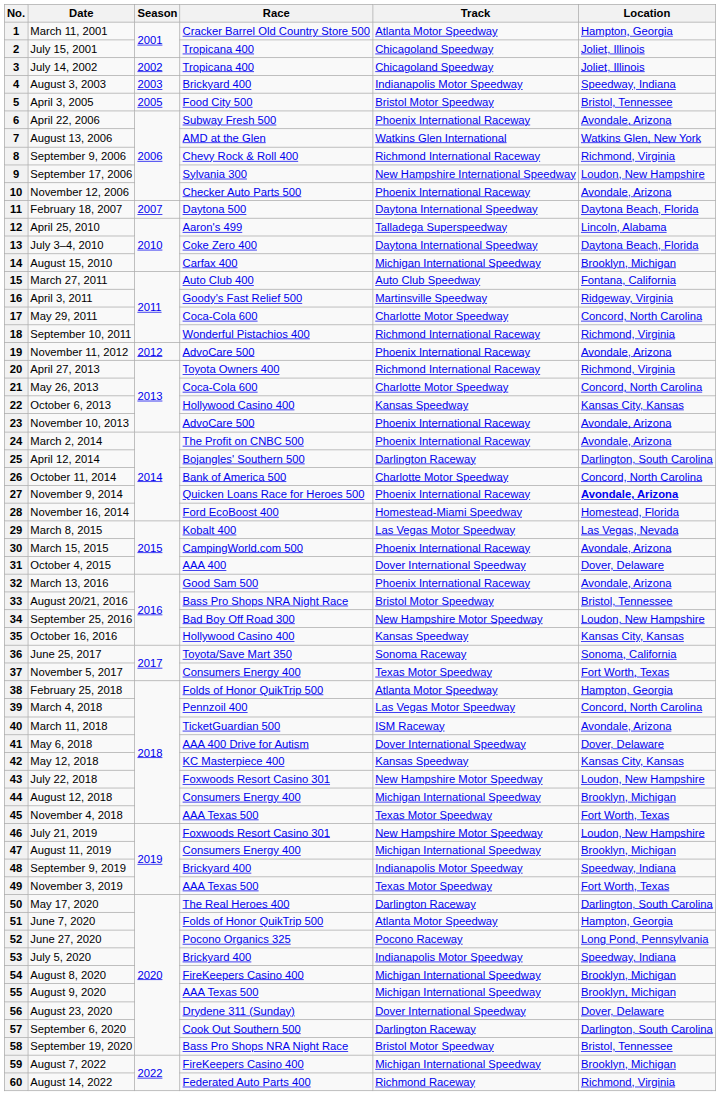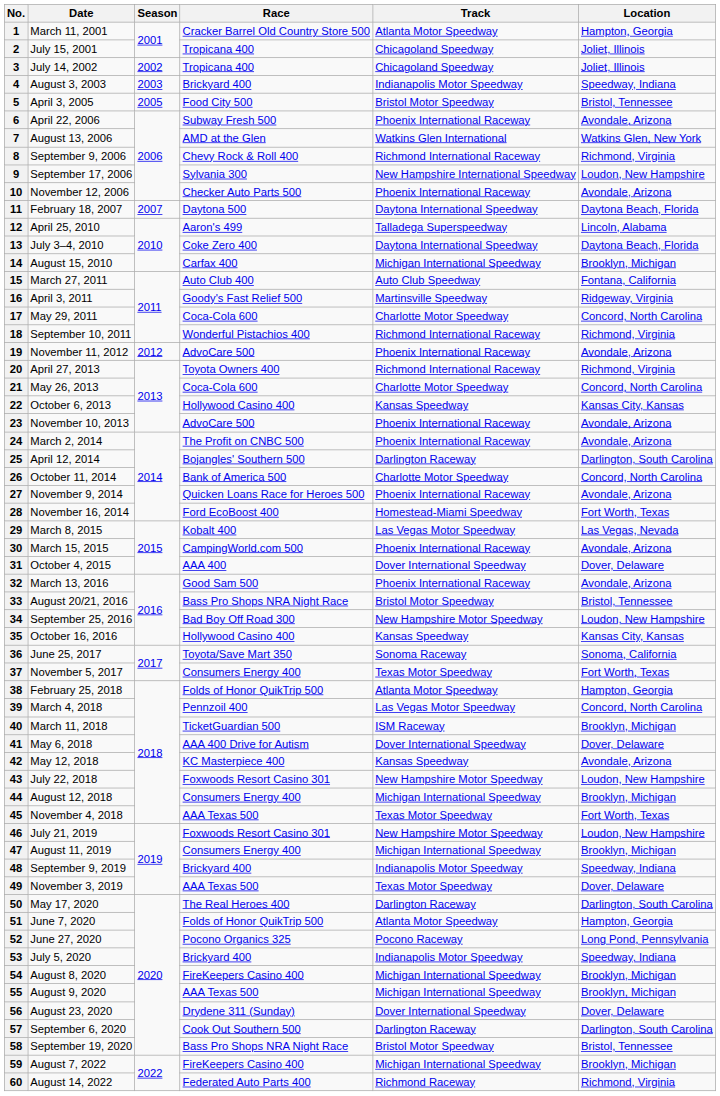(630, 494) bold -> (626, 494) normal
(630, 512) Homestead, Florida -> (625, 512) Fort Worth, Texas
(626, 726) Avondale, Arizona -> (628, 726) Brooklyn, Michigan
(632, 761) Kansas City, Kansas -> (626, 761) Avondale, Arizona
(625, 886) Fort Worth, Texas -> (623, 886) Dover, Delaware
